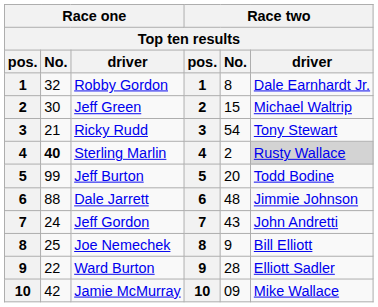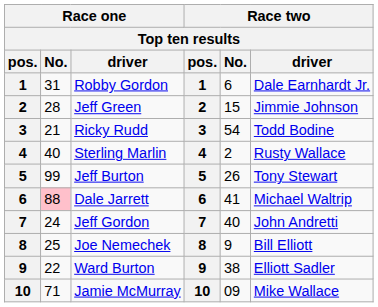(52, 85) 32 -> (52, 85) 31
(228, 85) 8 -> (228, 85) 6
(52, 108) 30 -> (52, 108) 28
(303, 108) Michael Waltrip -> (306, 108) Jimmie Johnson
(296, 130) Tony Stewart -> (294, 130) Todd Bodine
(52, 153) bold -> (52, 153) normal
(300, 153) lightgrey background -> (300, 153) no background
(232, 176) 20 -> (232, 176) 26
(294, 176) Todd Bodine -> (296, 176) Tony Stewart
(52, 199) no background -> (52, 199) pink background
(232, 199) 48 -> (232, 199) 41
(306, 199) Jimmie Johnson -> (303, 199) Michael Waltrip
(232, 222) 43 -> (232, 222) 40
(232, 268) 28 -> (232, 268) 38
(52, 290) 42 -> (52, 290) 71
